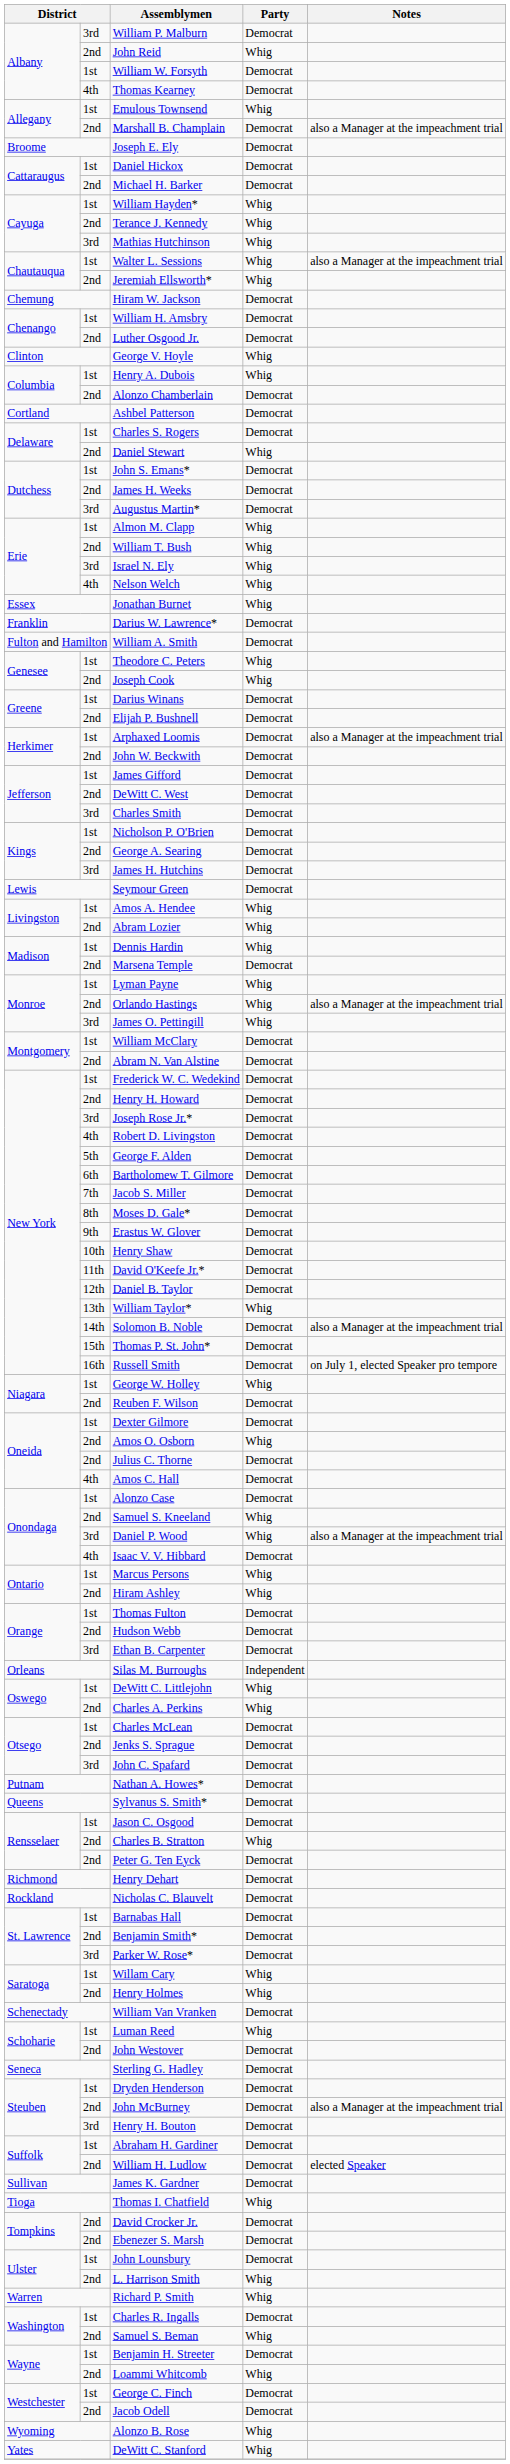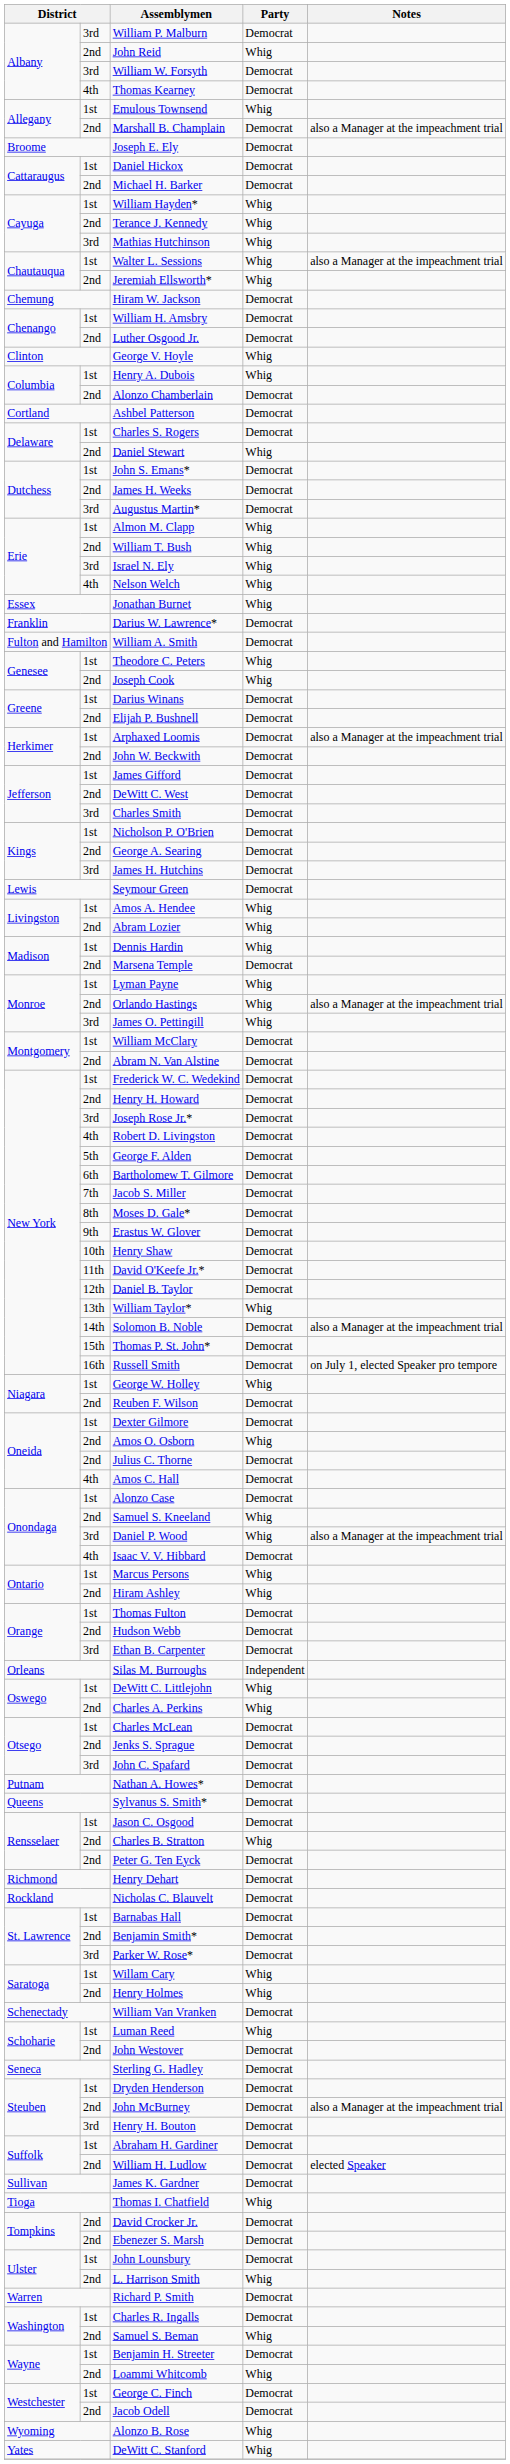(90, 71) 1st -> (91, 71) 3rd
(259, 2297) Whig -> (269, 2297) Democrat
